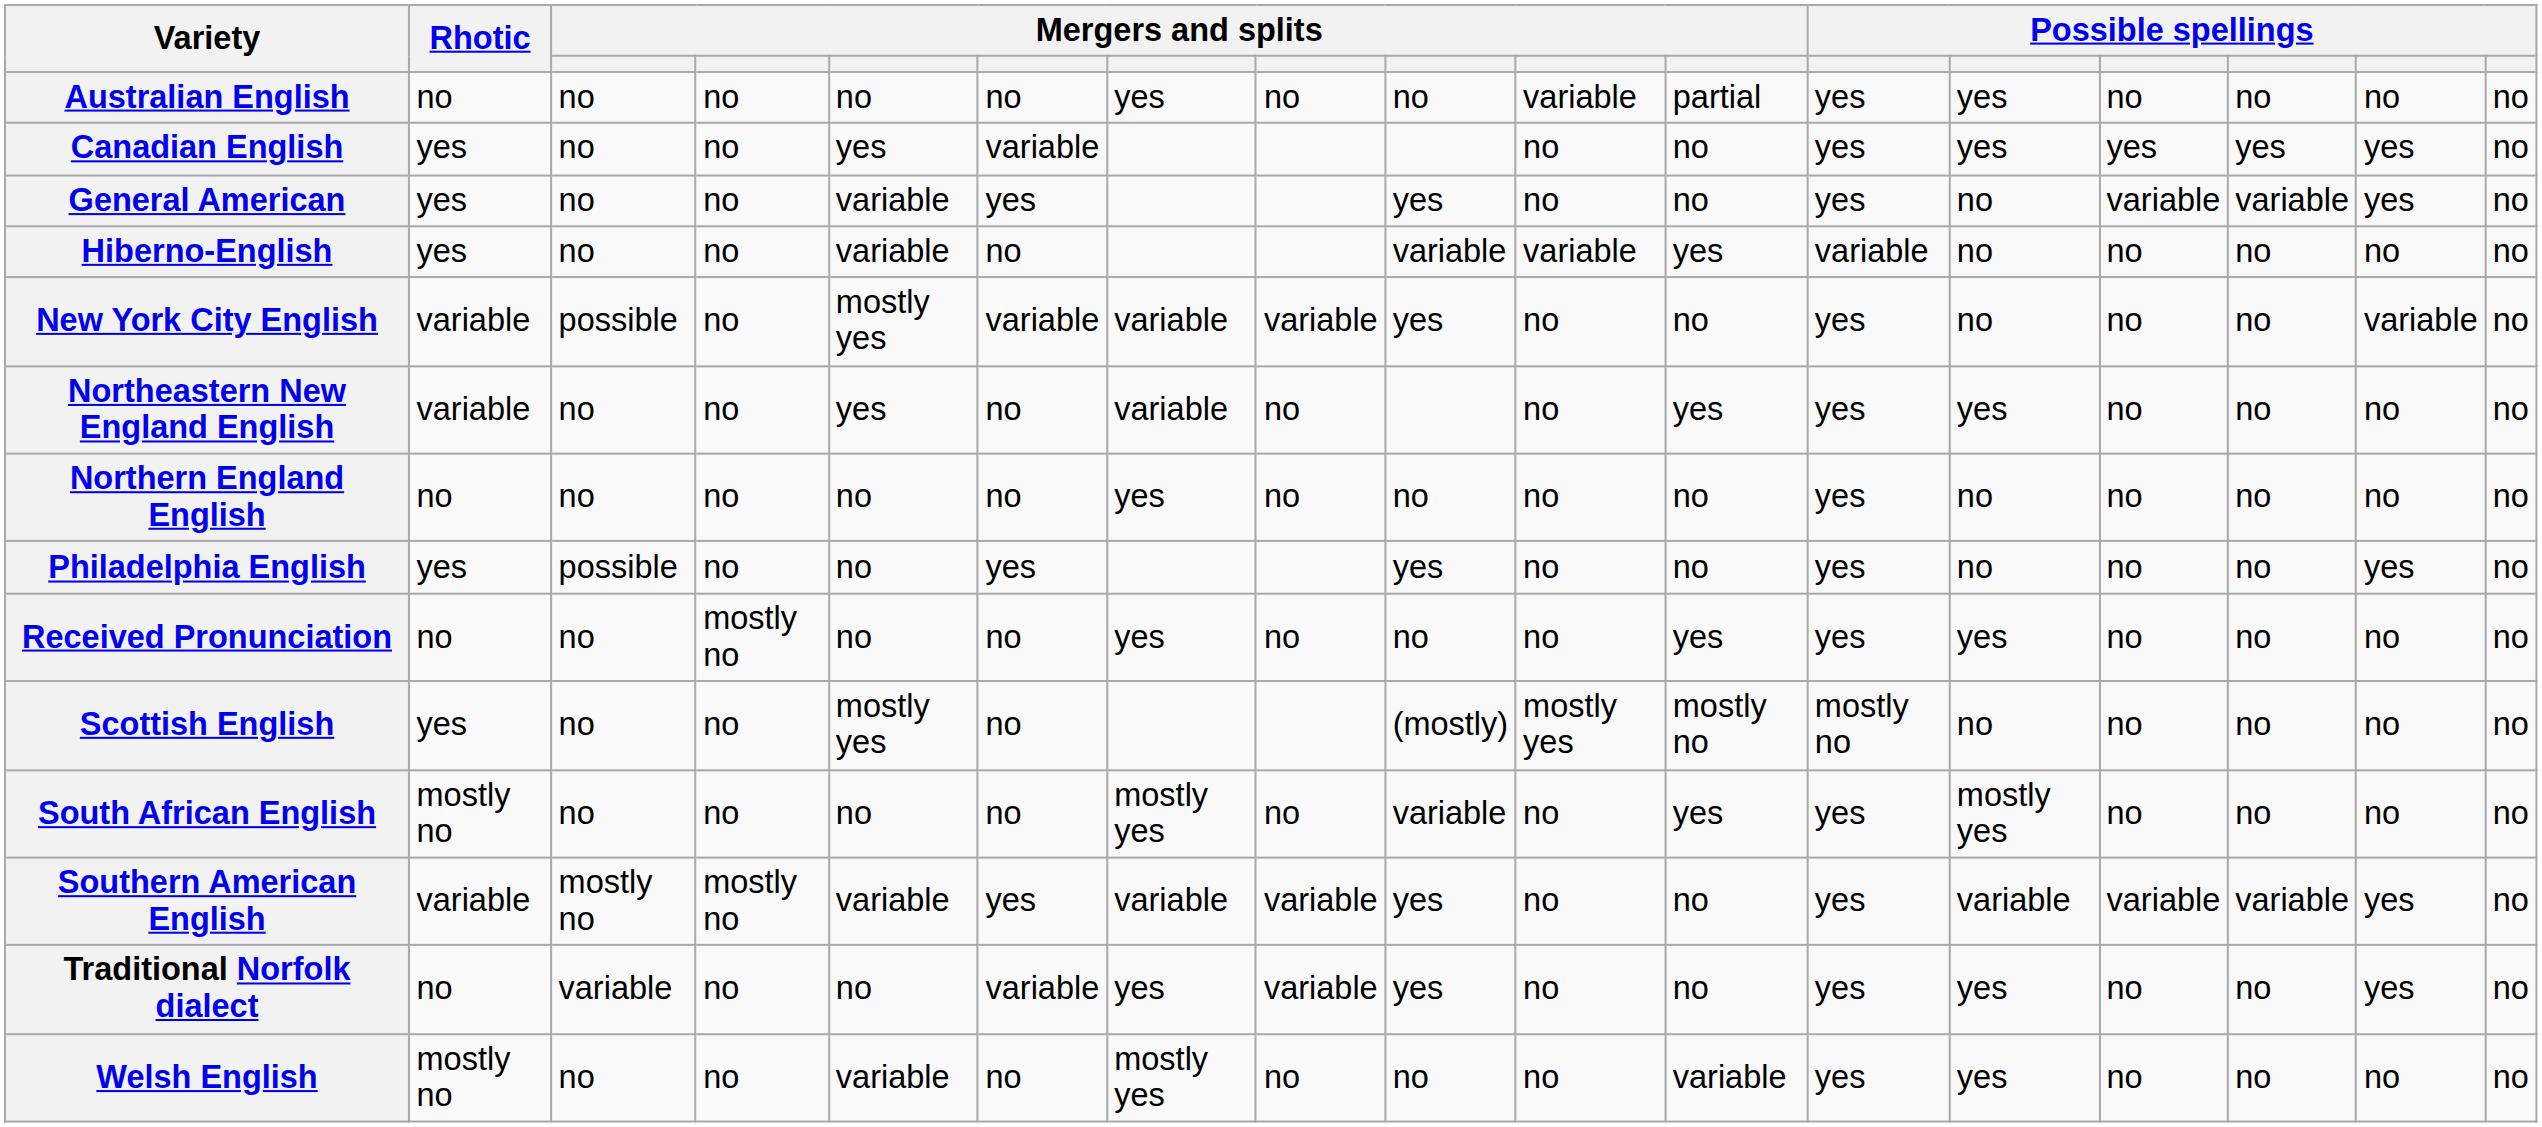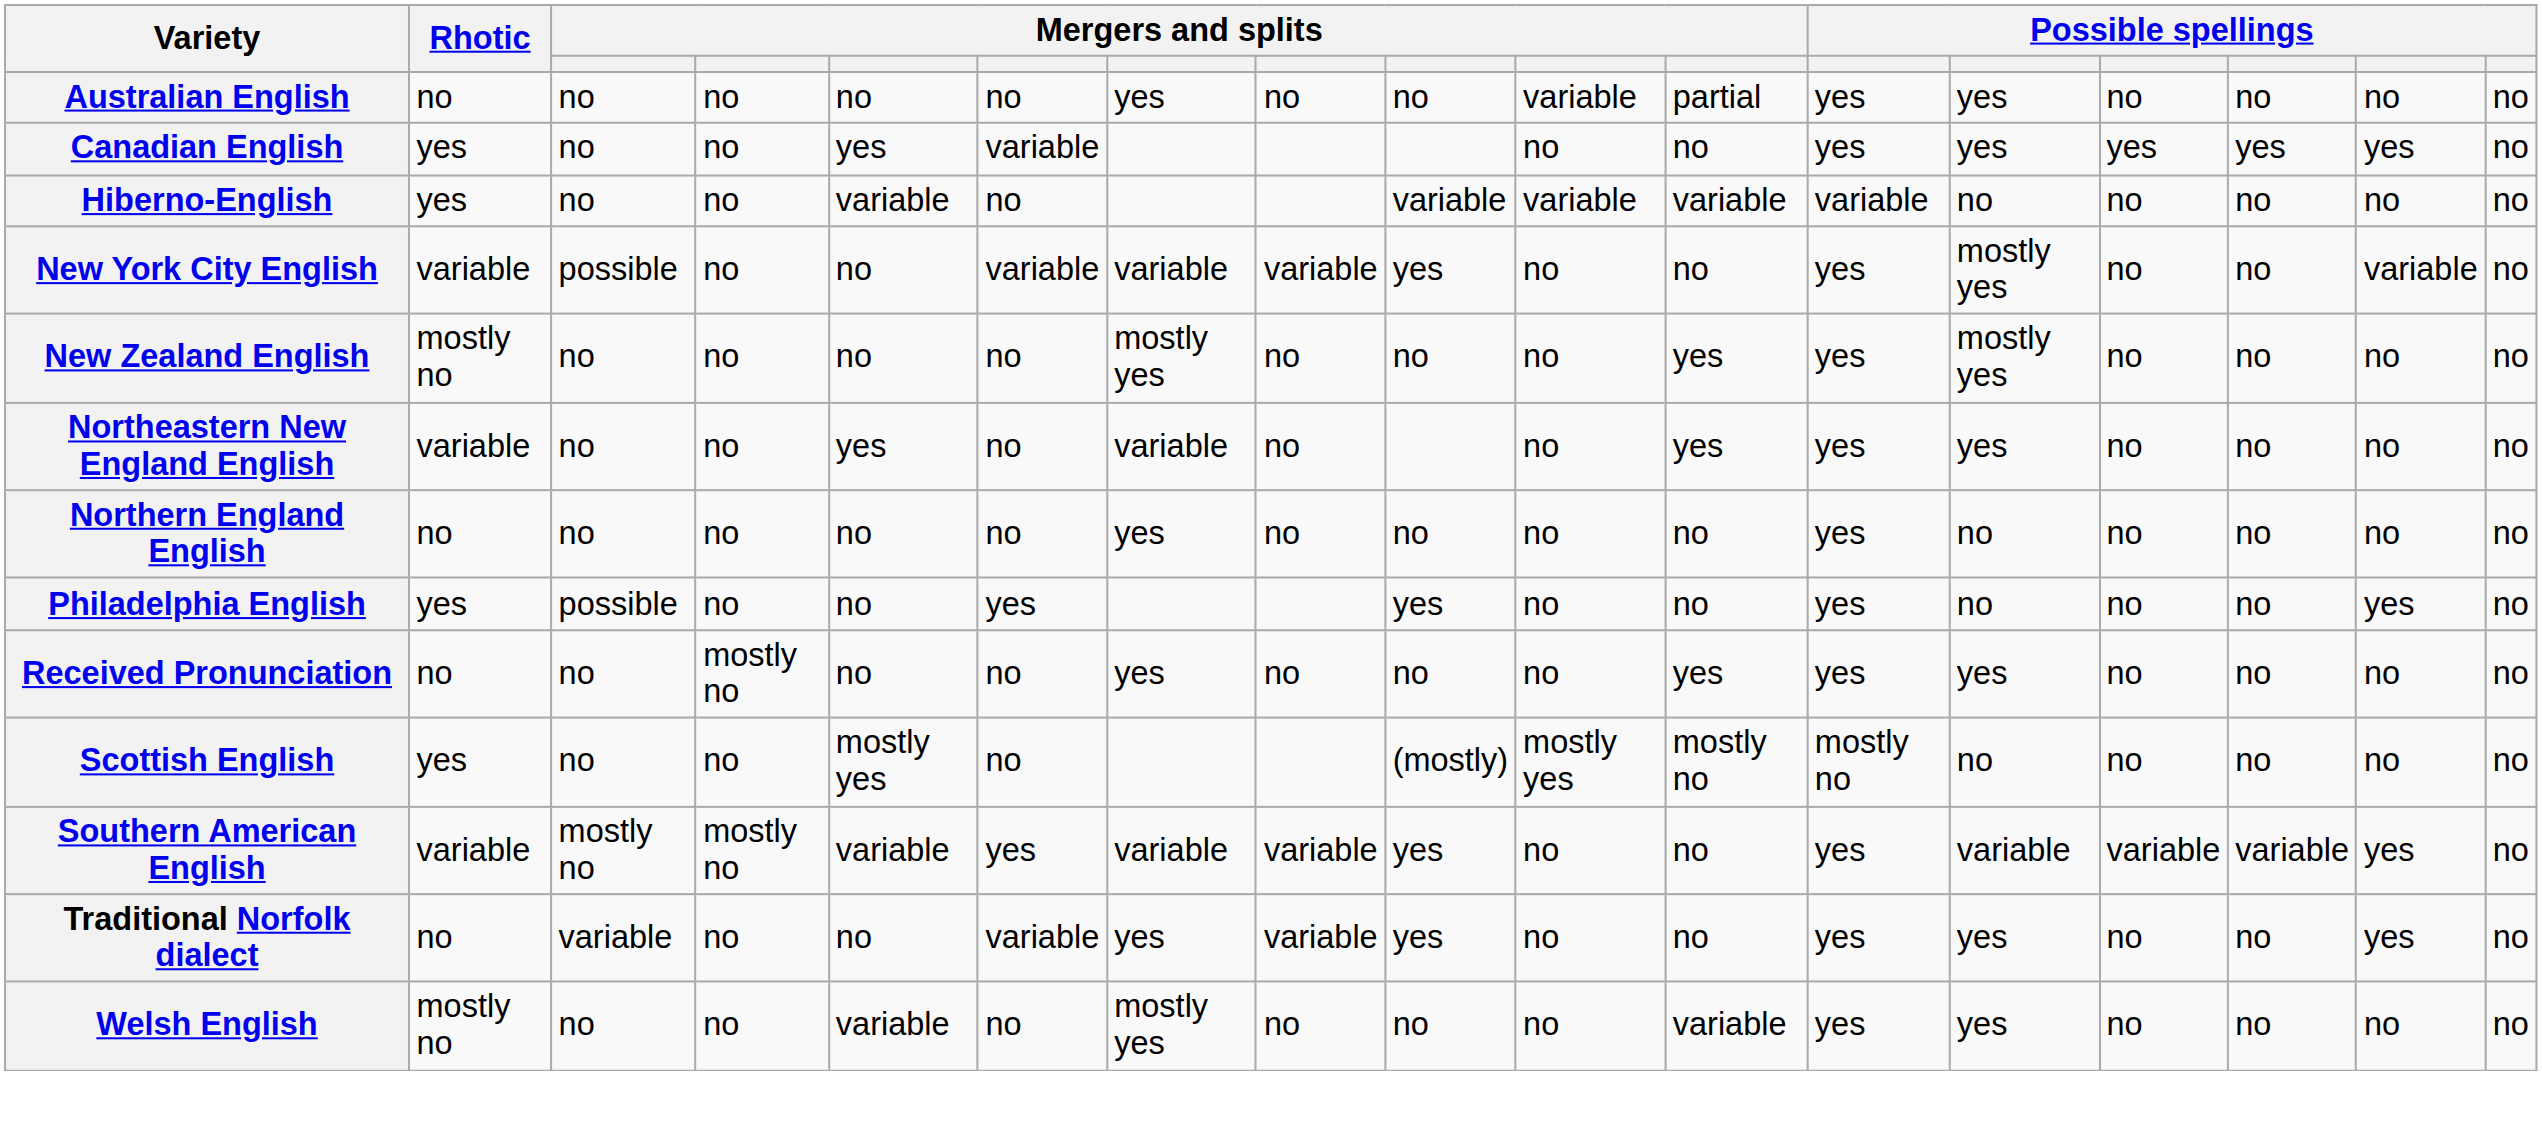- row: (207, 199)
(1698, 251) yes -> (1730, 199) variable
(883, 321) mostly yes -> (854, 269) no
(1975, 321) no -> (2004, 269) mostly yes
+ row: (207, 357)
- row: (207, 812)
